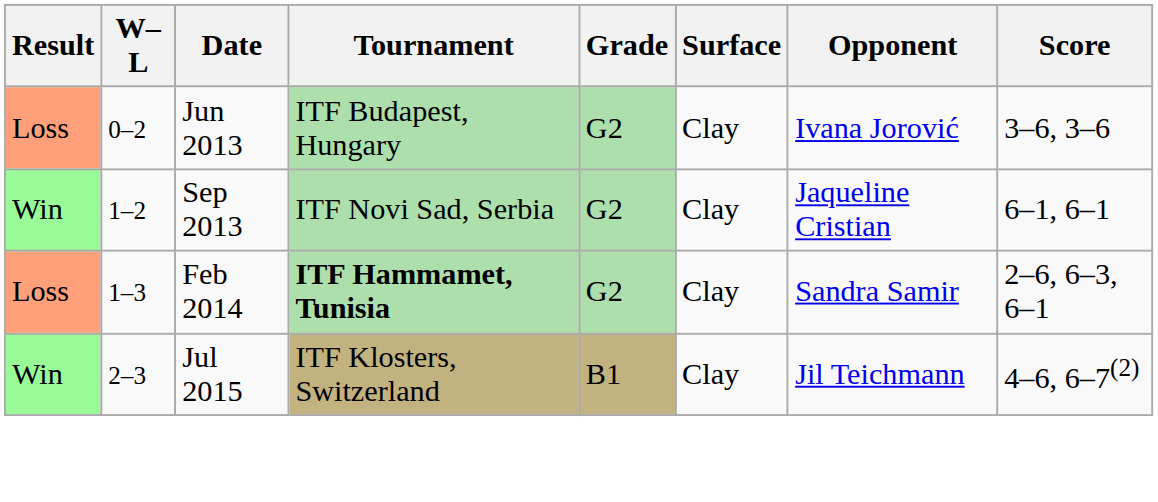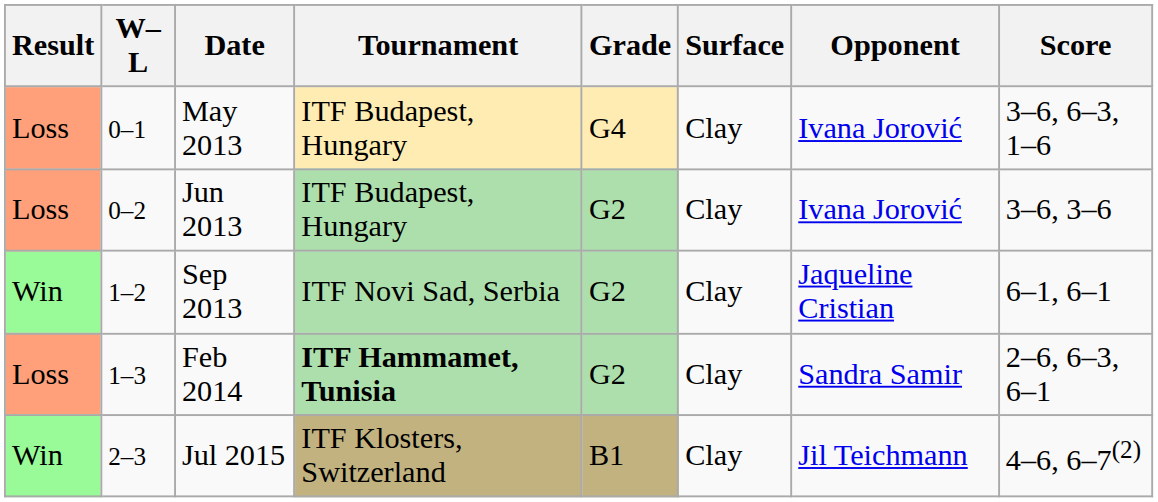+ row: (212, 127)
